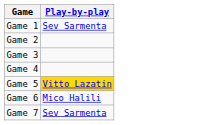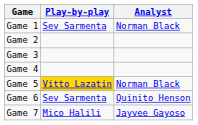+ column: (153, 12)
(72, 98) Mico Halili -> (75, 98) Sev Sarmenta
(75, 112) Sev Sarmenta -> (72, 112) Mico Halili
